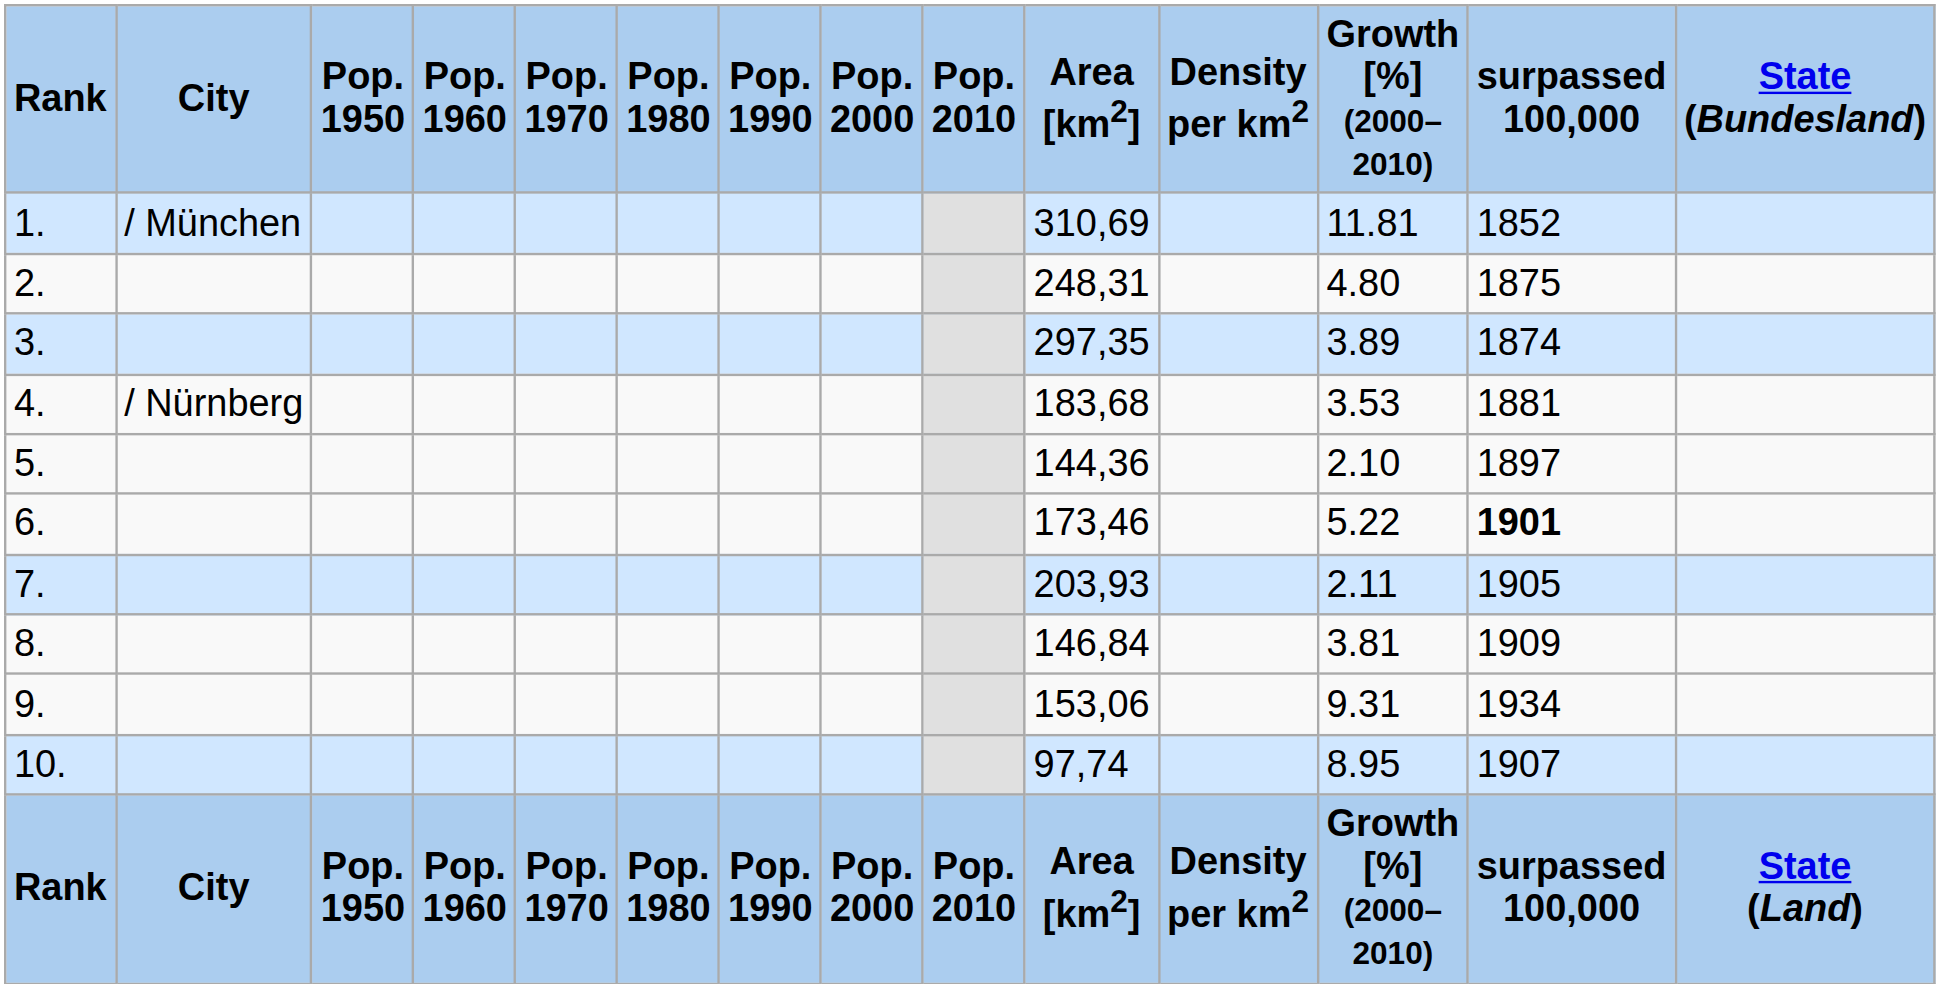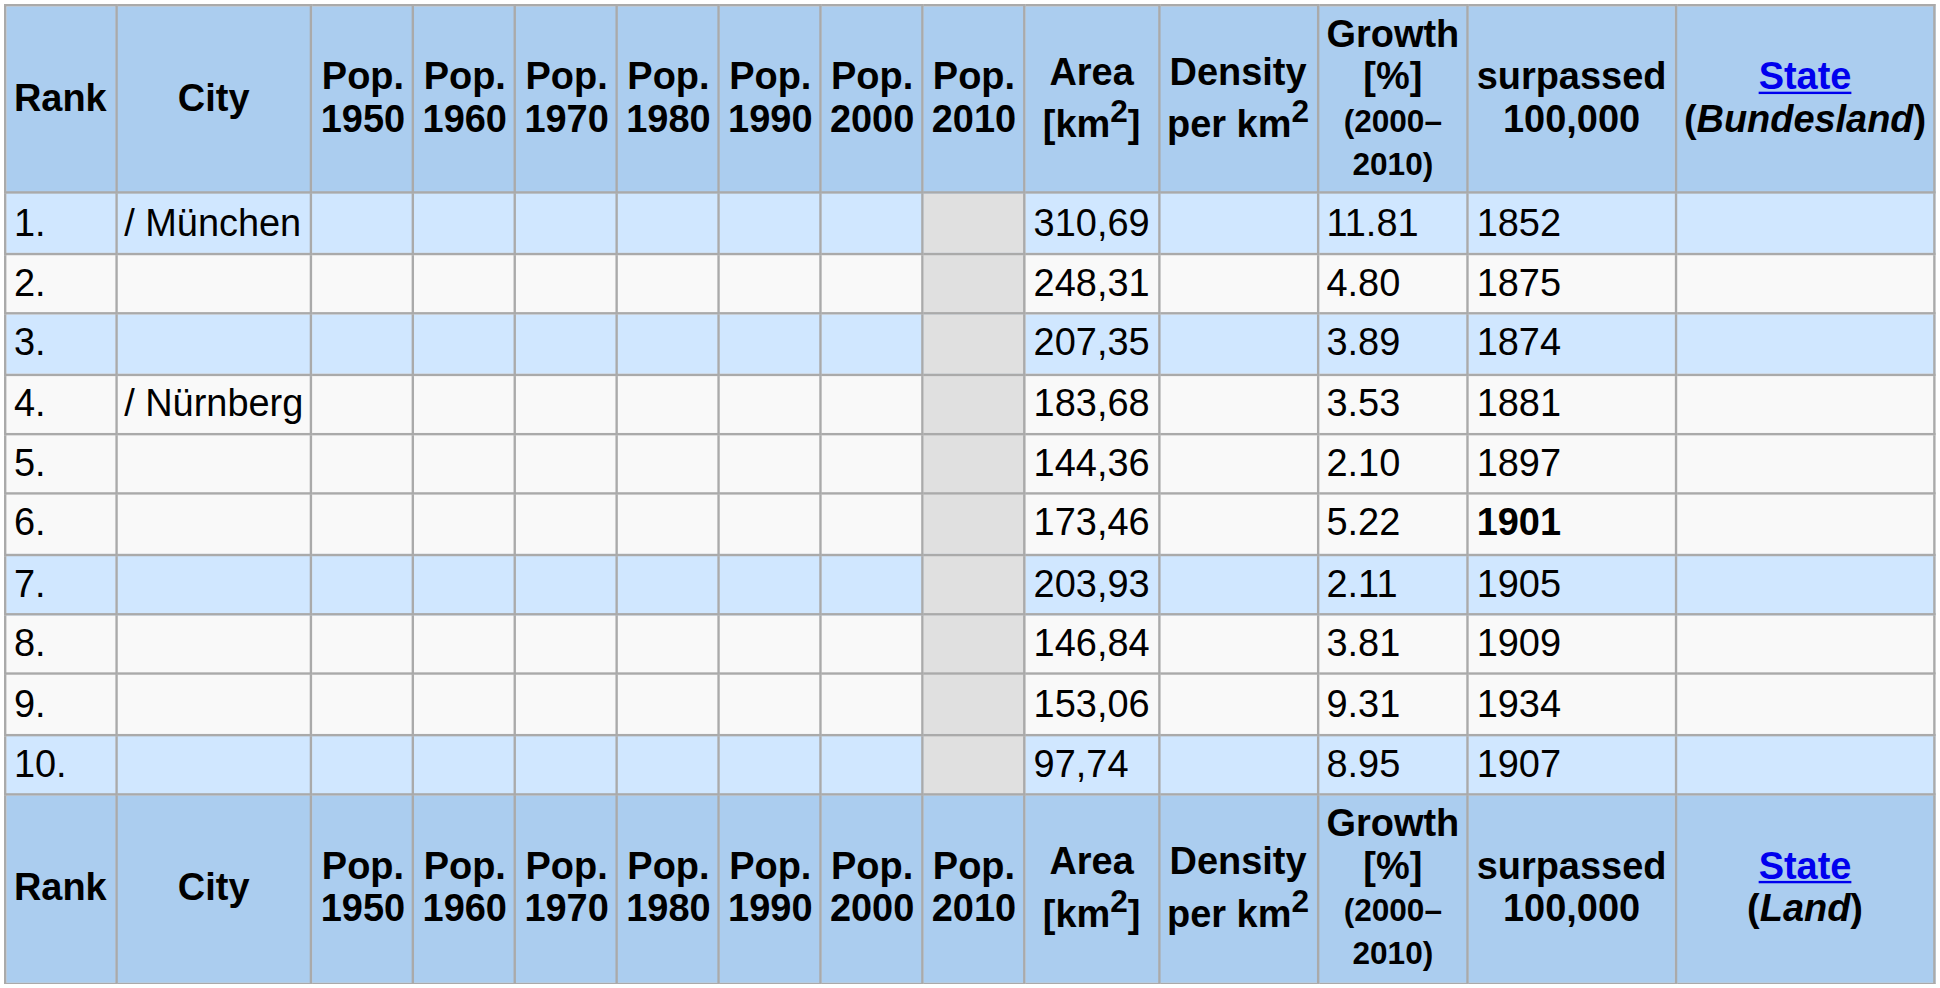(1092, 342) 297,35 -> (1092, 342) 207,35
